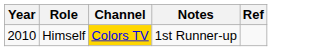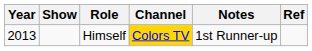+ column: (59, 14)
(22, 35) 2010 -> (22, 35) 2013
